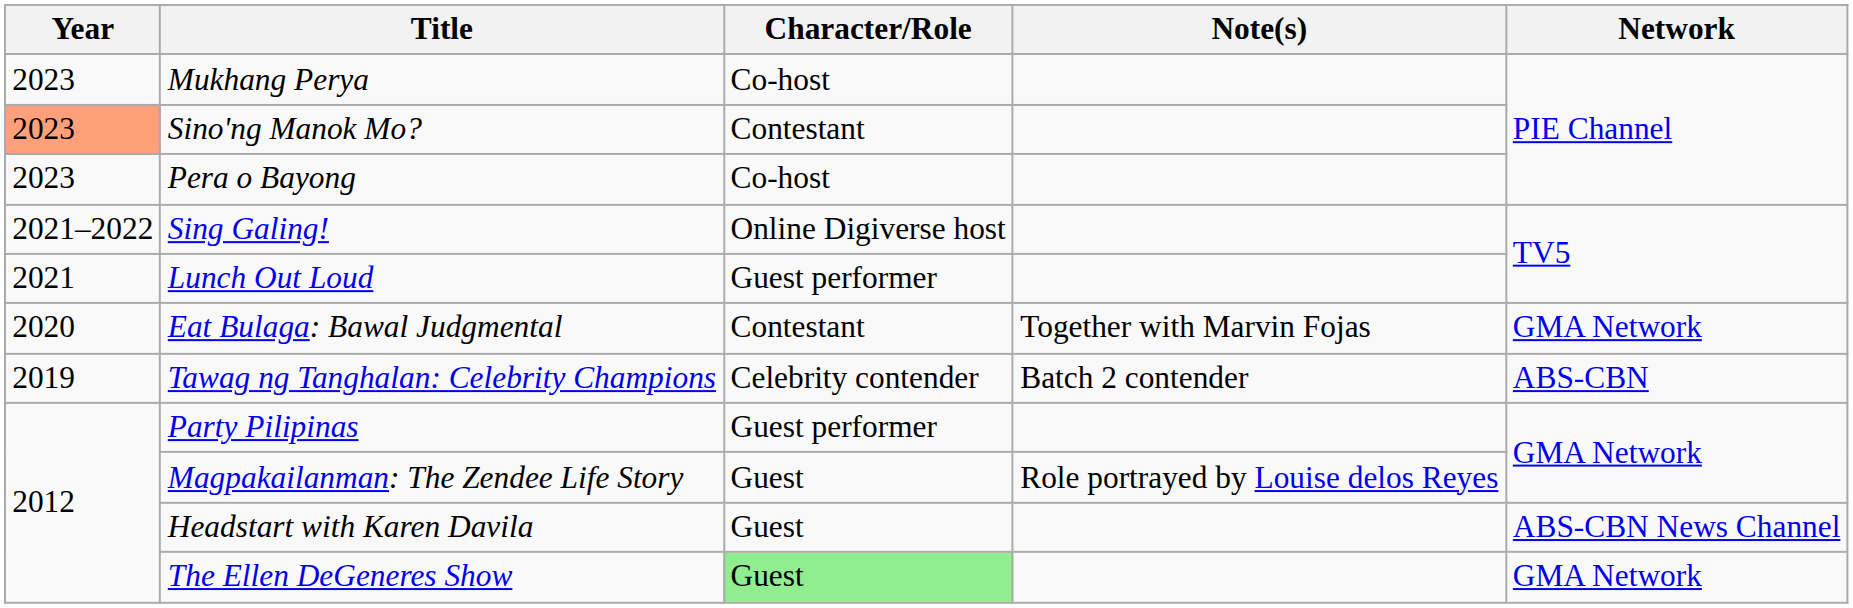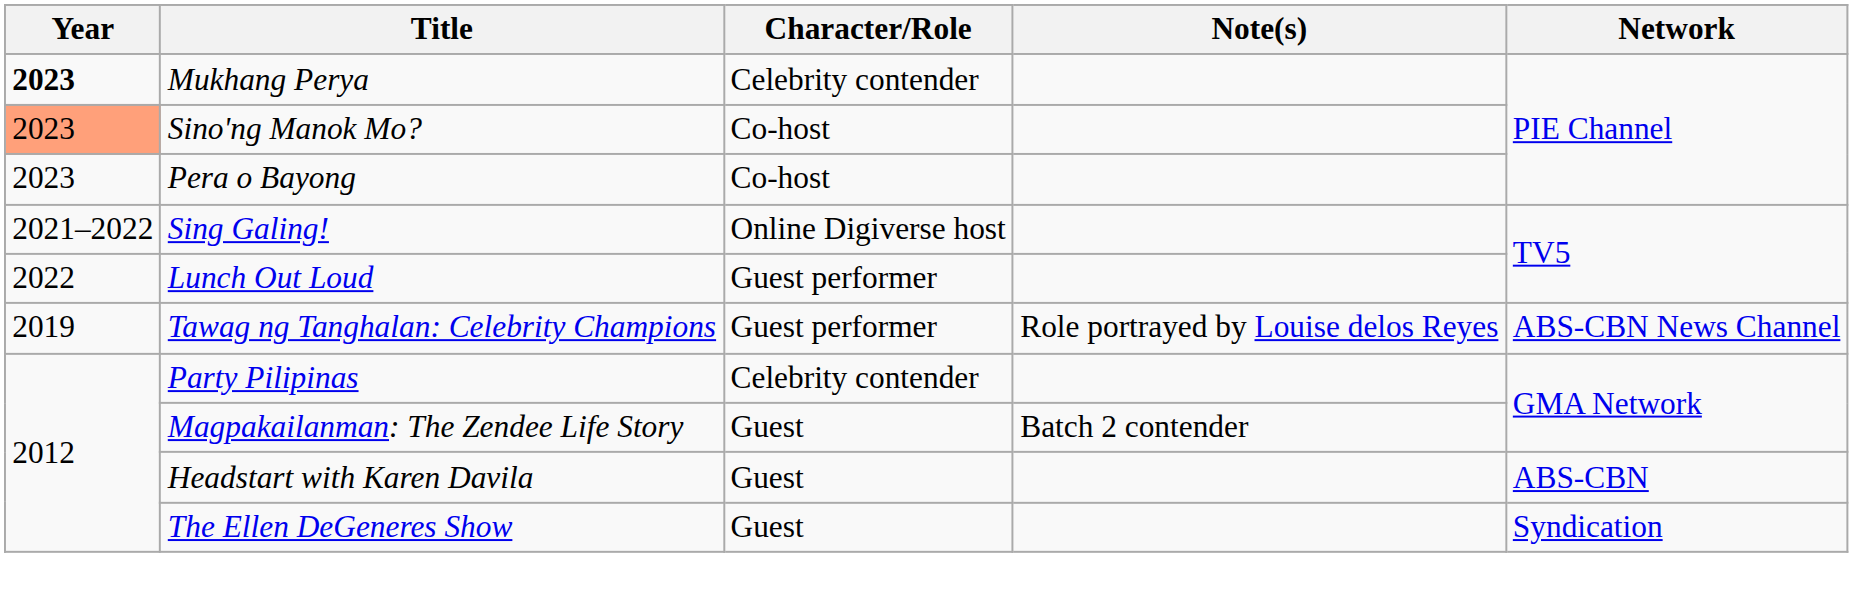(44, 79) normal -> (44, 79) bold
(780, 79) Co-host -> (855, 79) Celebrity contender
(798, 128) Contestant -> (780, 128) Co-host
(44, 278) 2021 -> (44, 278) 2022
- row: (365, 327)
(855, 377) Celebrity contender -> (834, 327) Guest performer
(1134, 377) Batch 2 contender -> (1259, 327) Role portrayed by Louise delos Reyes
(1581, 377) ABS-CBN -> (1677, 327) ABS-CBN News Channel
(834, 427) Guest performer -> (855, 377) Celebrity contender
(1259, 476) Role portrayed by Louise delos Reyes -> (1134, 427) Batch 2 contender
(1677, 526) ABS-CBN News Channel -> (1581, 476) ABS-CBN
(767, 576) lightgreen background -> (767, 526) no background
(1607, 576) GMA Network -> (1588, 526) Syndication
